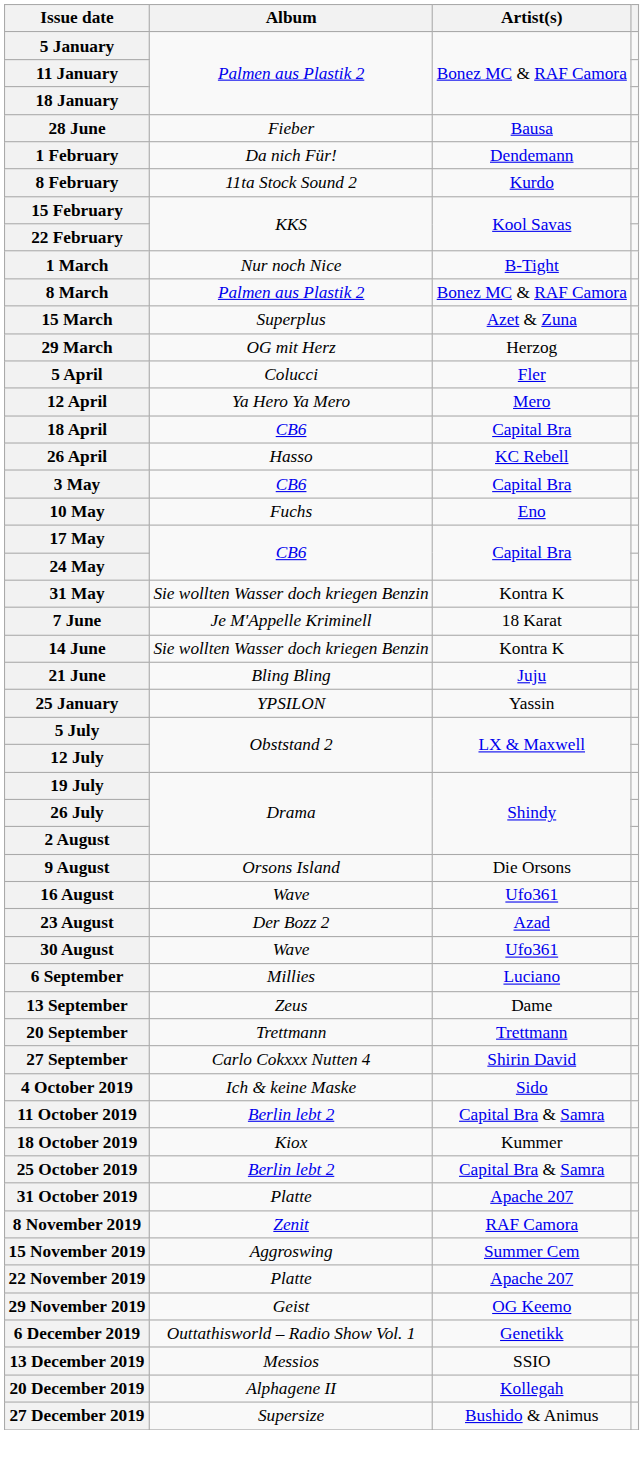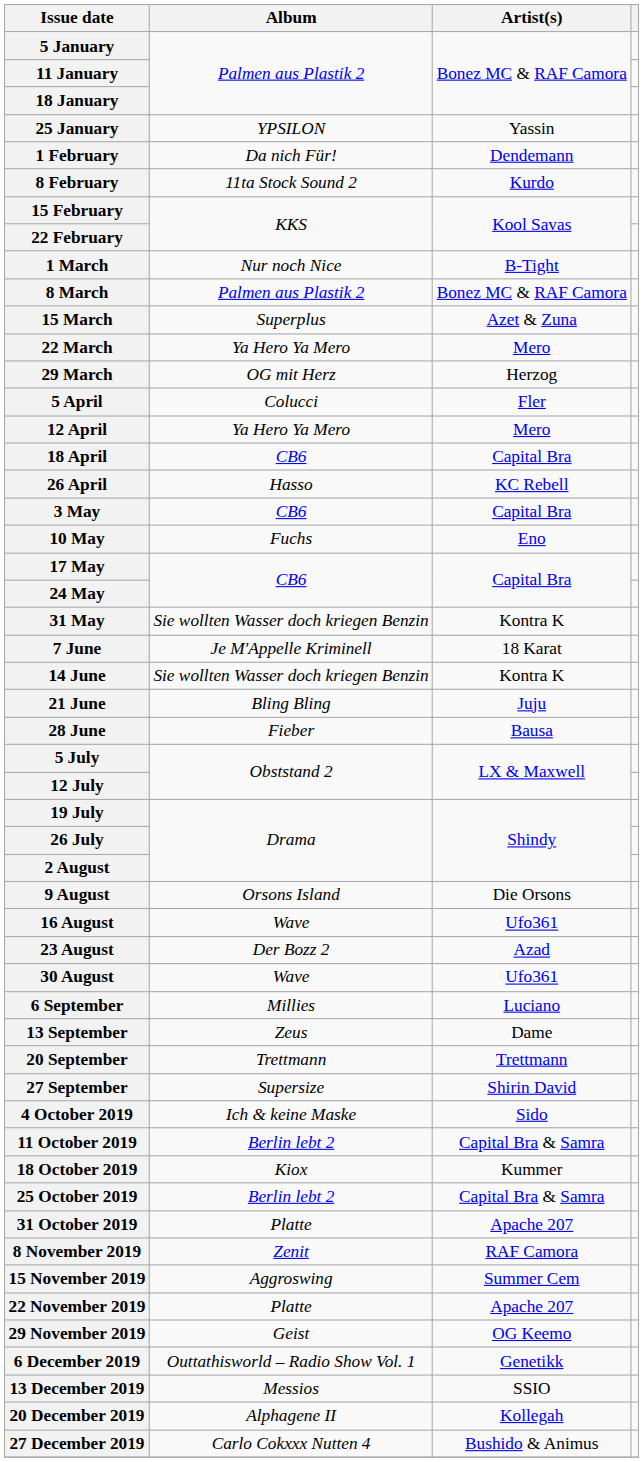rows swapped: (77, 703) <-> (77, 127)
+ row: (77, 347)
(291, 1059) Carlo Cokxxx Nutten 4 -> (291, 1086) Supersize
(291, 1415) Supersize -> (291, 1443) Carlo Cokxxx Nutten 4
